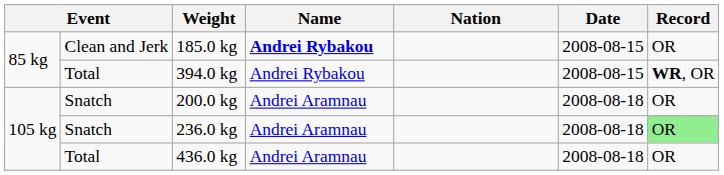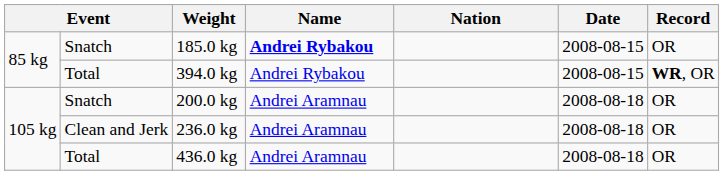(116, 45) Clean and Jerk -> (88, 45) Snatch
(88, 128) Snatch -> (116, 128) Clean and Jerk
(664, 128) lightgreen background -> (664, 128) no background
